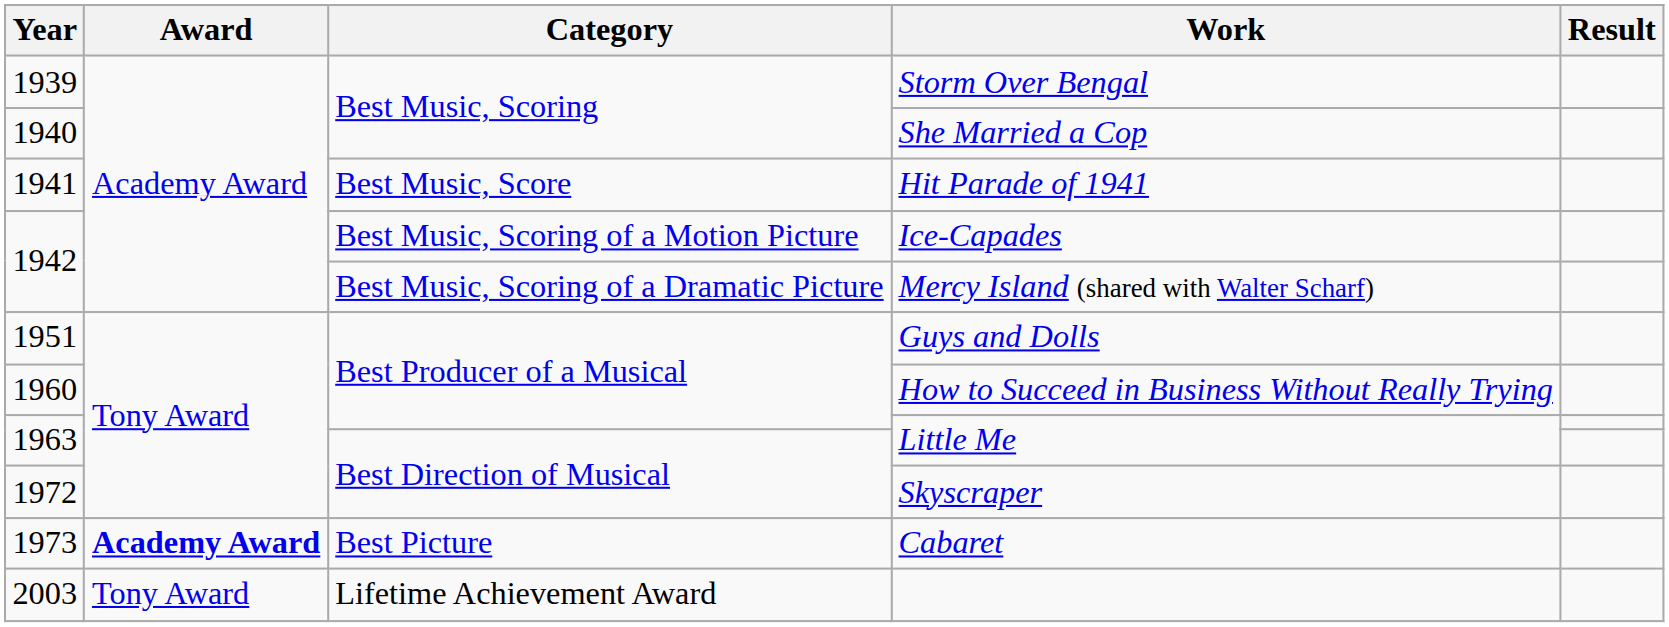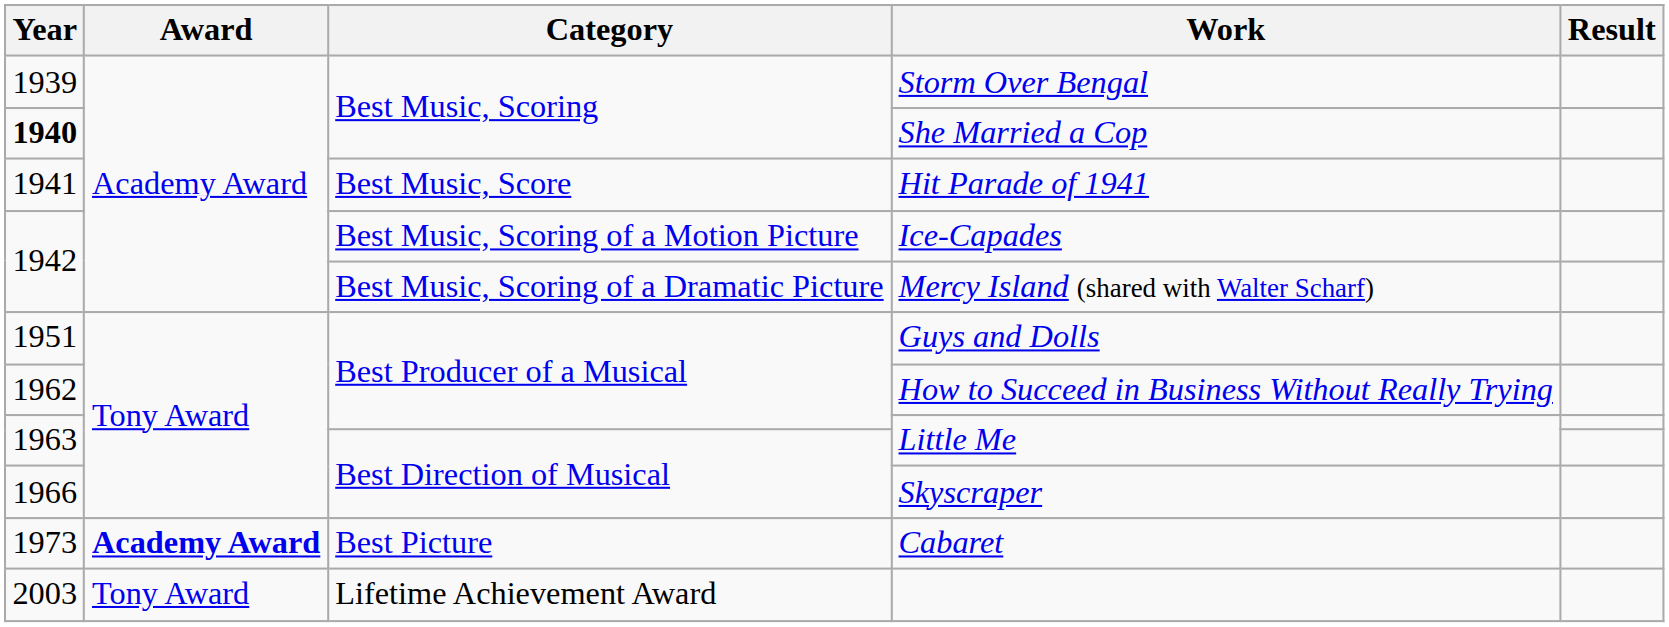(45, 132) normal -> (45, 132) bold
(45, 388) 1960 -> (45, 388) 1962
(45, 491) 1972 -> (45, 491) 1966
